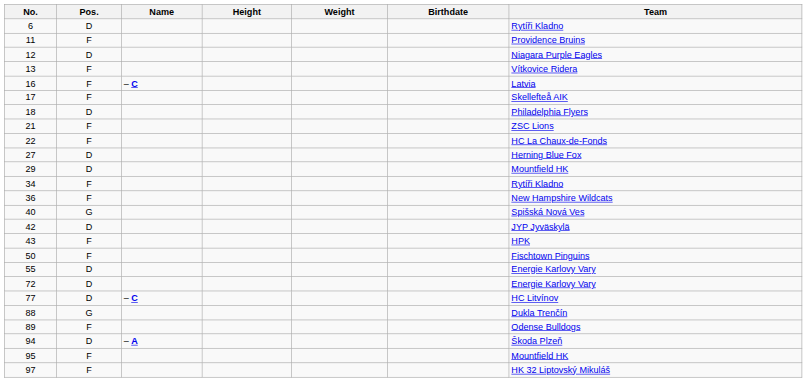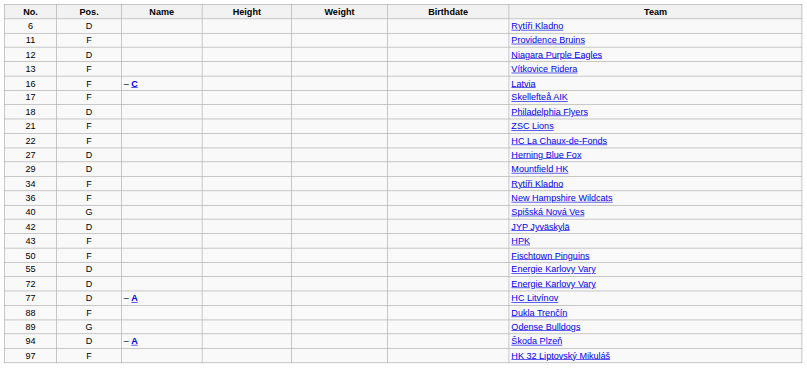(131, 299) – C -> (131, 299) – A
(89, 313) G -> (89, 313) F
(89, 327) F -> (89, 327) G
- row: (30, 356)
